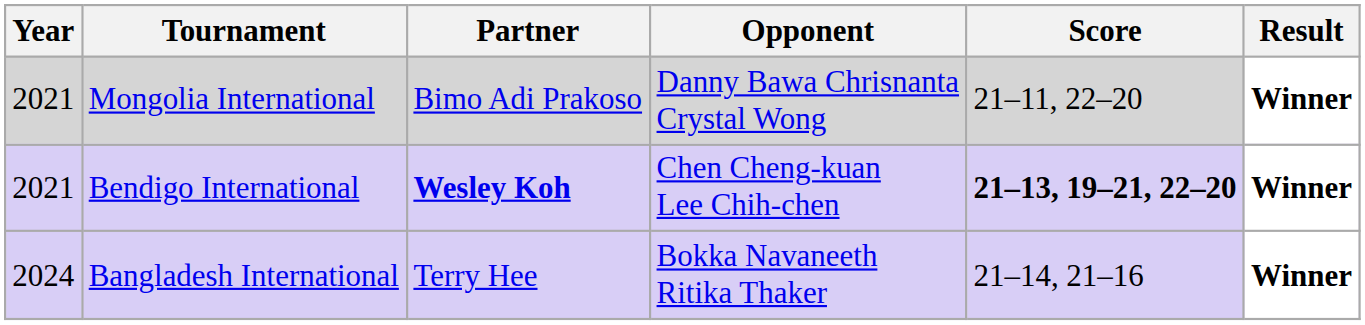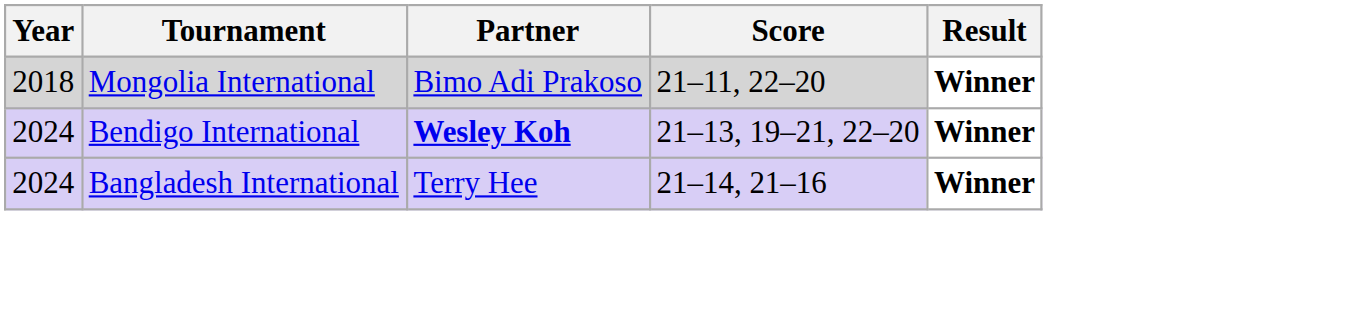- column: (808, 30)
(43, 99) 2021 -> (43, 81) 2018
(43, 187) 2021 -> (43, 132) 2024
(1105, 187) bold -> (788, 132) normal
